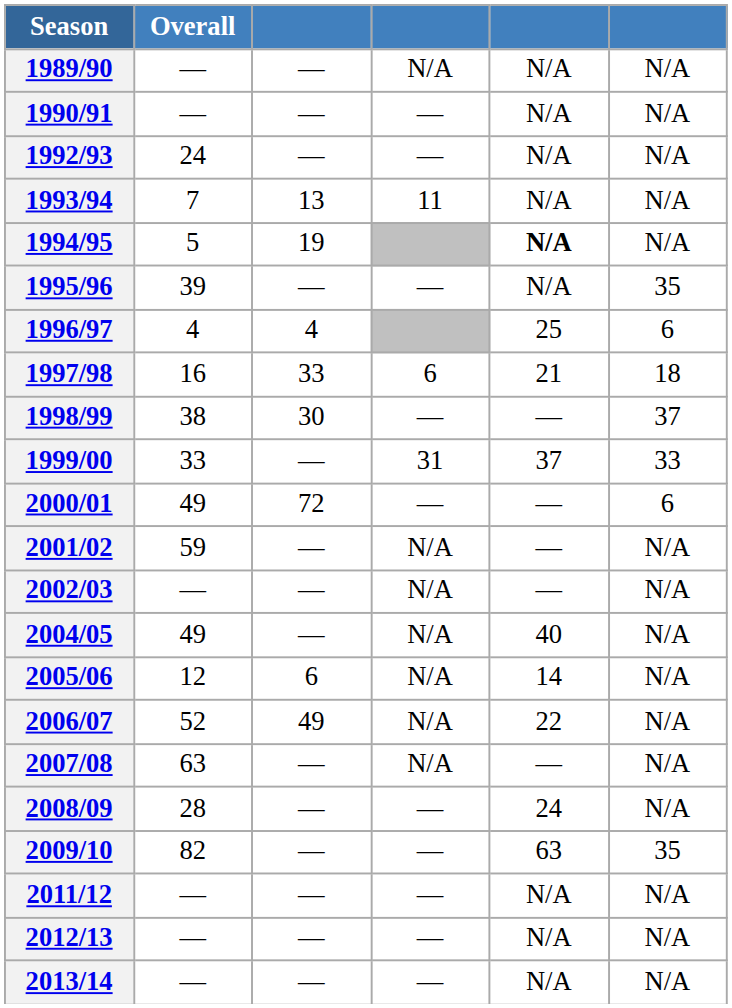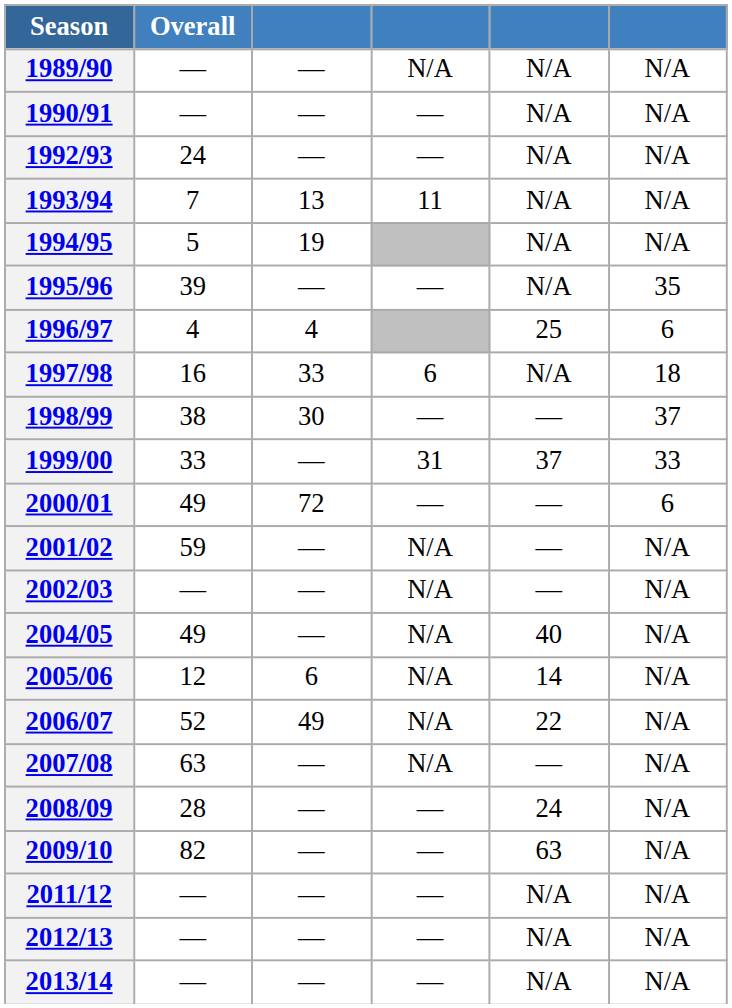(549, 243) bold -> (549, 243) normal
(549, 373) 21 -> (549, 373) N/A
(667, 851) 35 -> (667, 851) N/A
